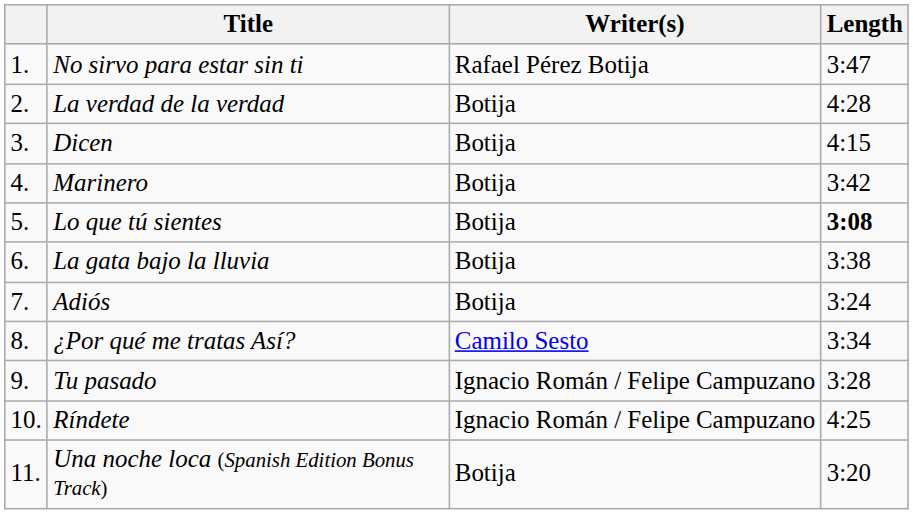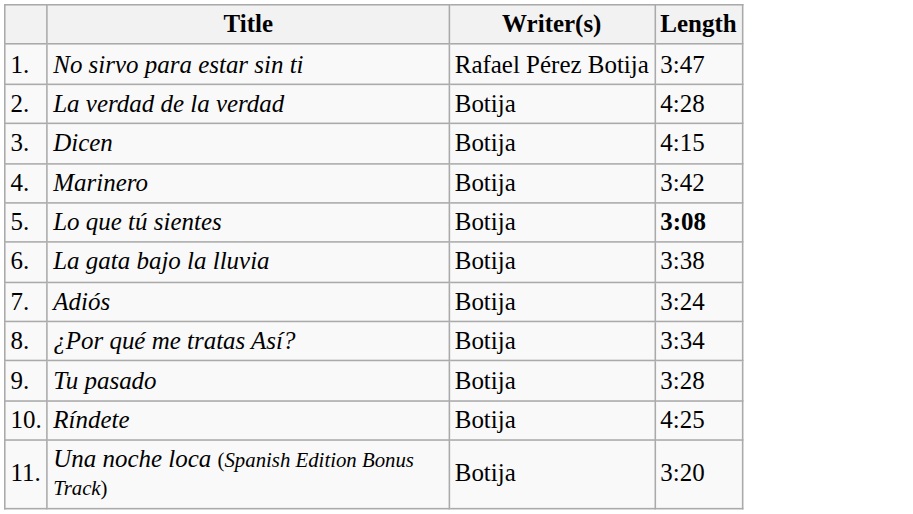(522, 340) Camilo Sesto -> (485, 340) Botija
(635, 380) Ignacio Román / Felipe Campuzano -> (485, 380) Botija
(635, 420) Ignacio Román / Felipe Campuzano -> (485, 420) Botija
